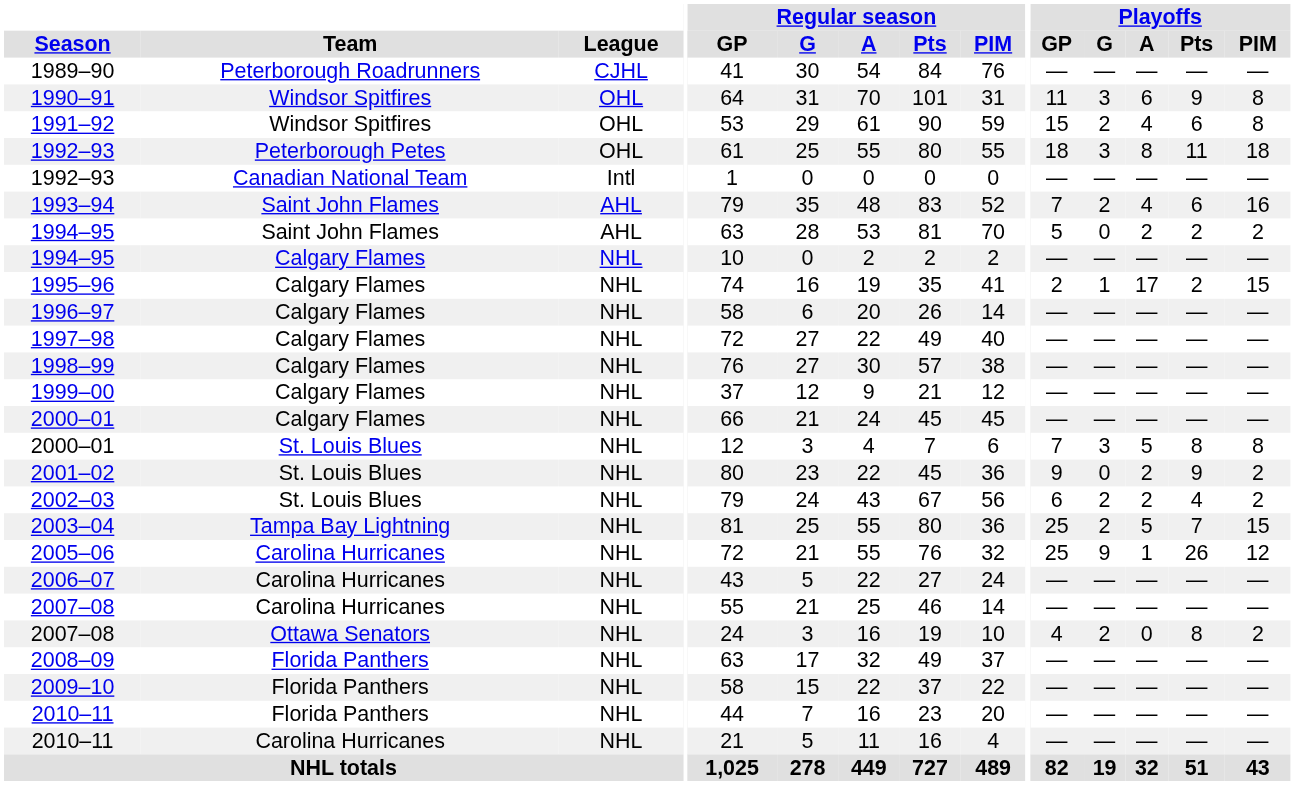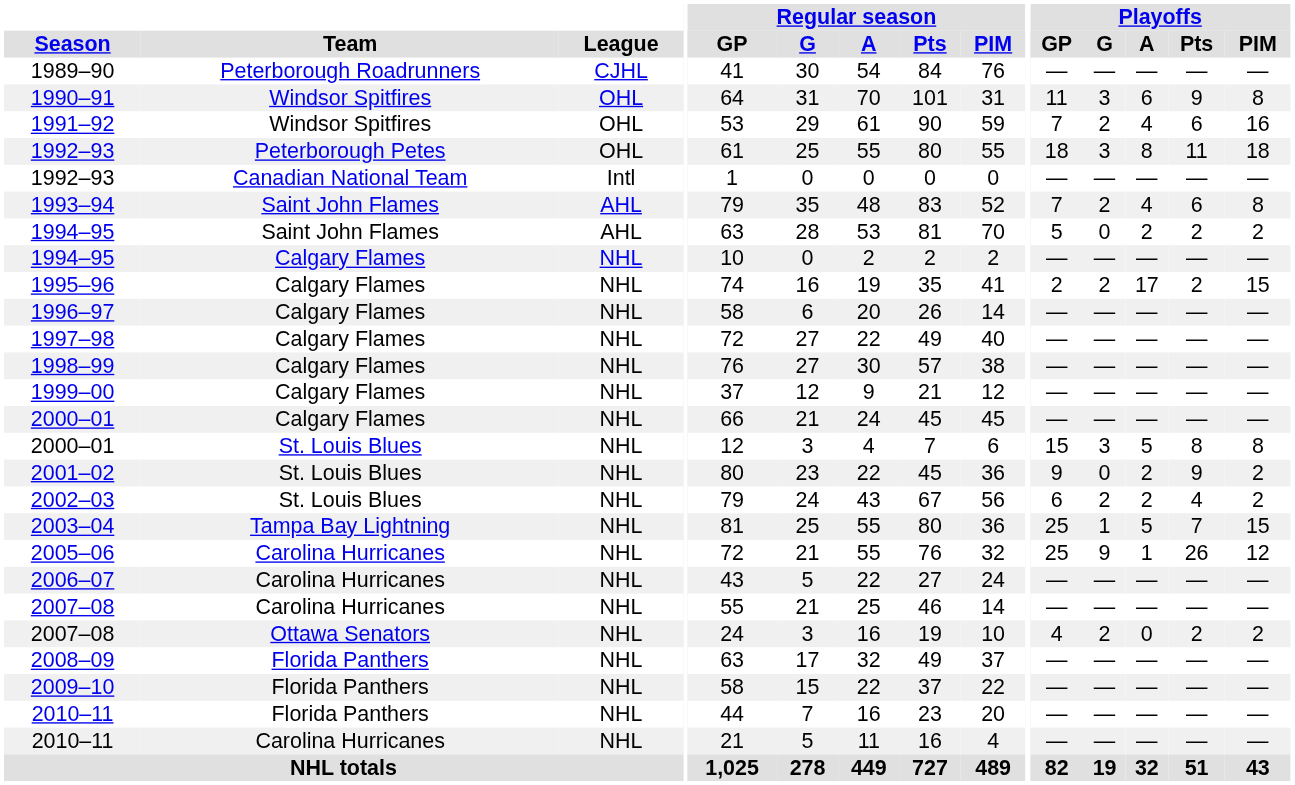(1057, 124) 15 -> (1057, 124) 7
(1258, 124) 8 -> (1258, 124) 16
(1258, 204) 16 -> (1258, 204) 8
(1105, 285) 1 -> (1105, 285) 2
(1057, 446) 7 -> (1057, 446) 15
(1105, 526) 2 -> (1105, 526) 1
(1197, 633) 8 -> (1197, 633) 2
